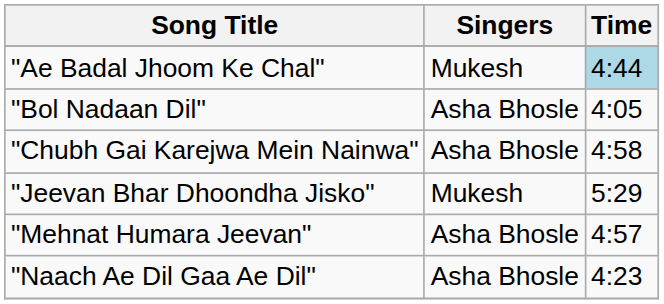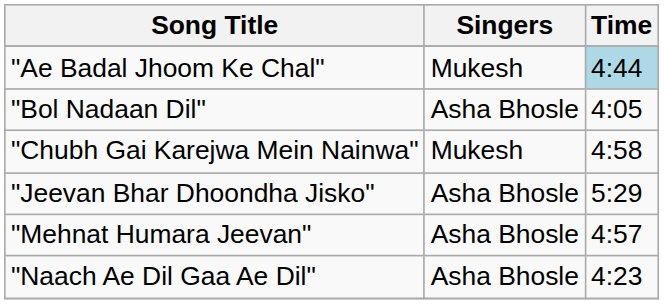(505, 151) Asha Bhosle -> (477, 151) Mukesh
(477, 192) Mukesh -> (505, 192) Asha Bhosle
